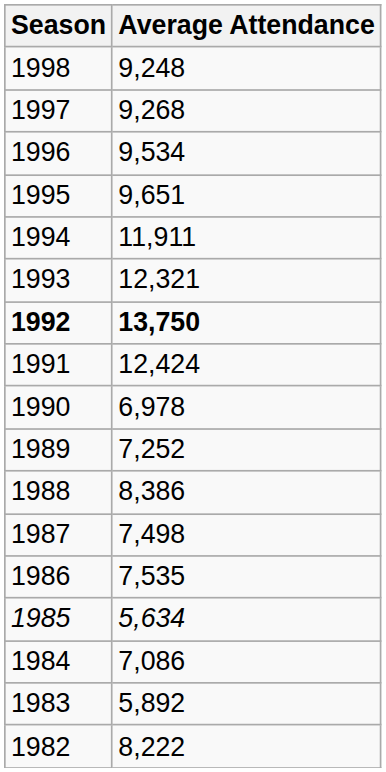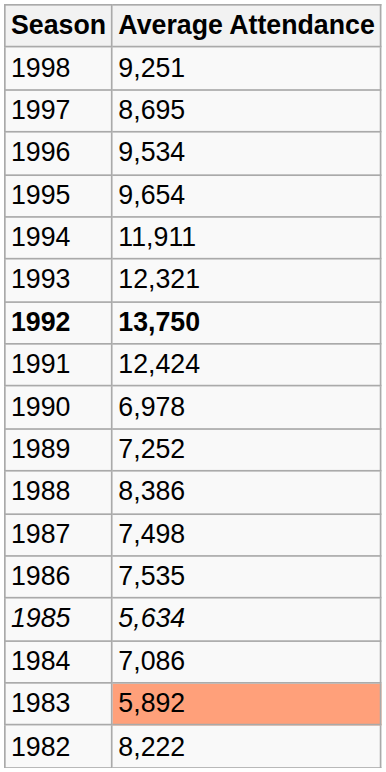(152, 68) 9,248 -> (152, 68) 9,251
(152, 110) 9,268 -> (152, 110) 8,695
(152, 195) 9,651 -> (152, 195) 9,654
(152, 703) no background -> (152, 703) lightsalmon background
